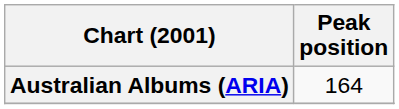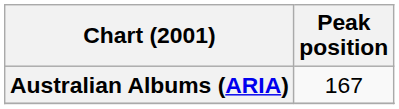(344, 84) 164 -> (344, 84) 167
